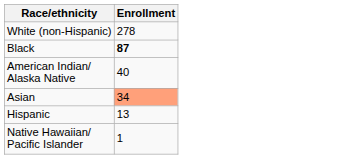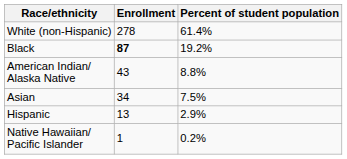+ column: (260, 13)
(123, 72) 40 -> (123, 72) 43
(123, 97) lightsalmon background -> (123, 97) no background
